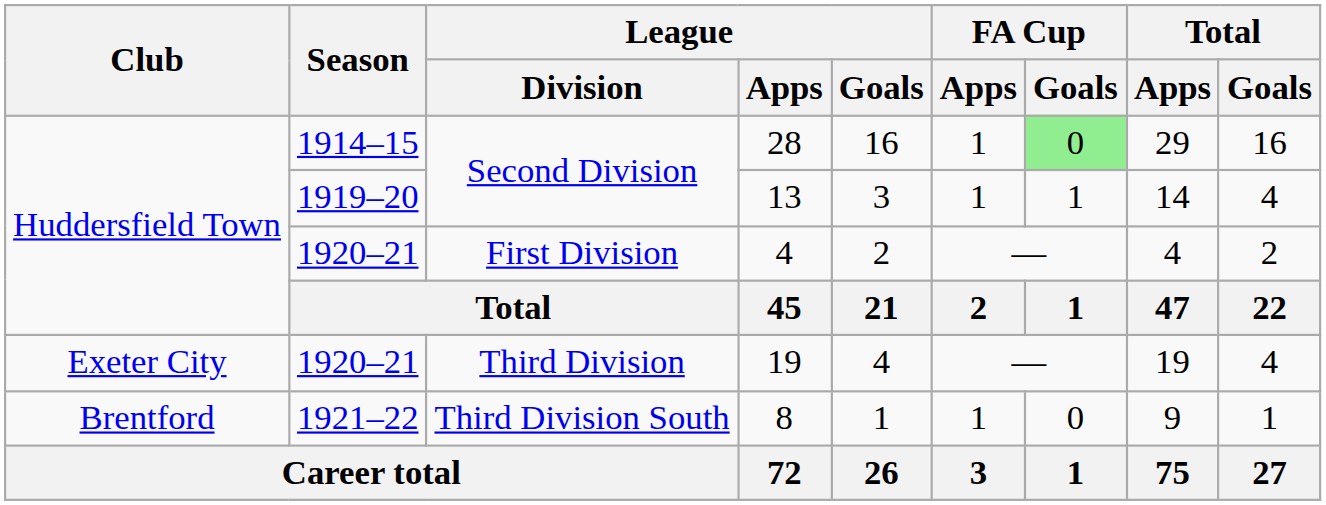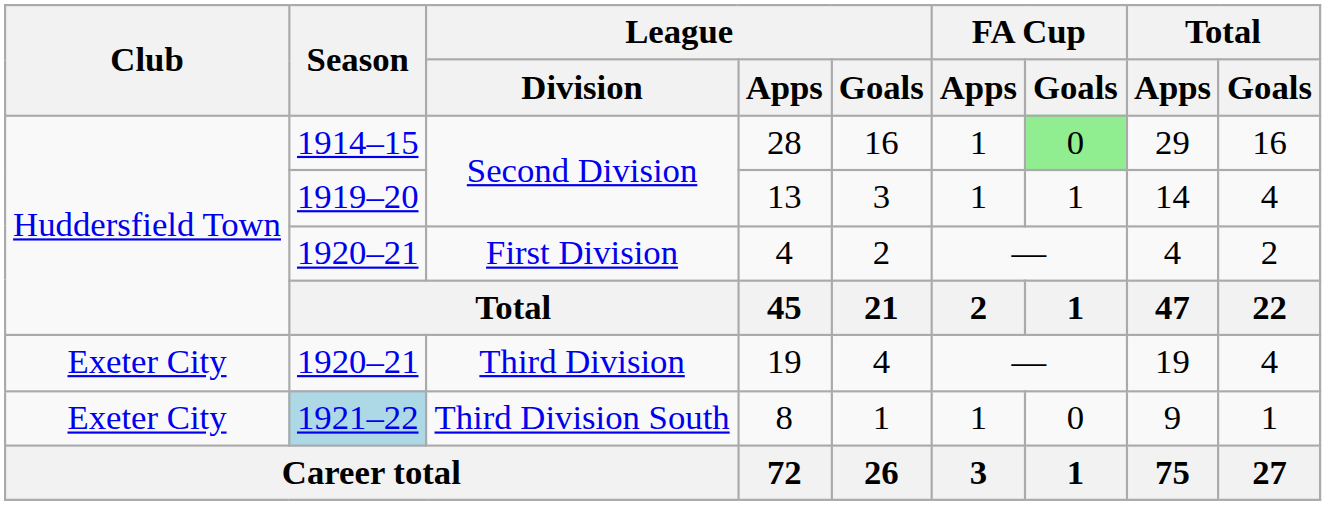(147, 417) Brentford -> (147, 417) Exeter City
(358, 417) no background -> (358, 417) lightblue background
